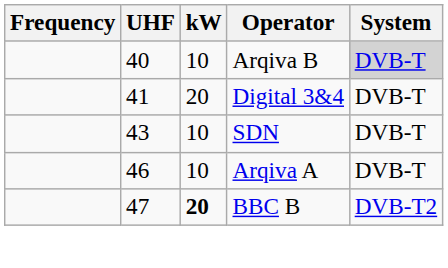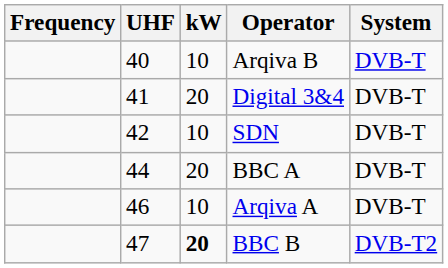(390, 59) lightgrey background -> (390, 59) no background
(138, 133) 43 -> (138, 133) 42
+ row: (266, 170)
